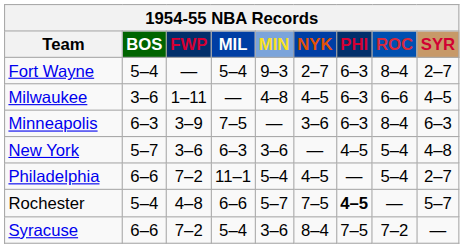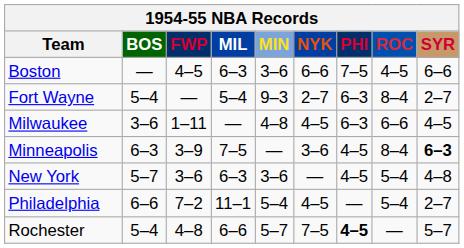+ row: (34, 71)
(354, 124) 6–3 -> (354, 150) 4–5
(438, 124) normal -> (438, 150) bold
- row: (43, 230)
